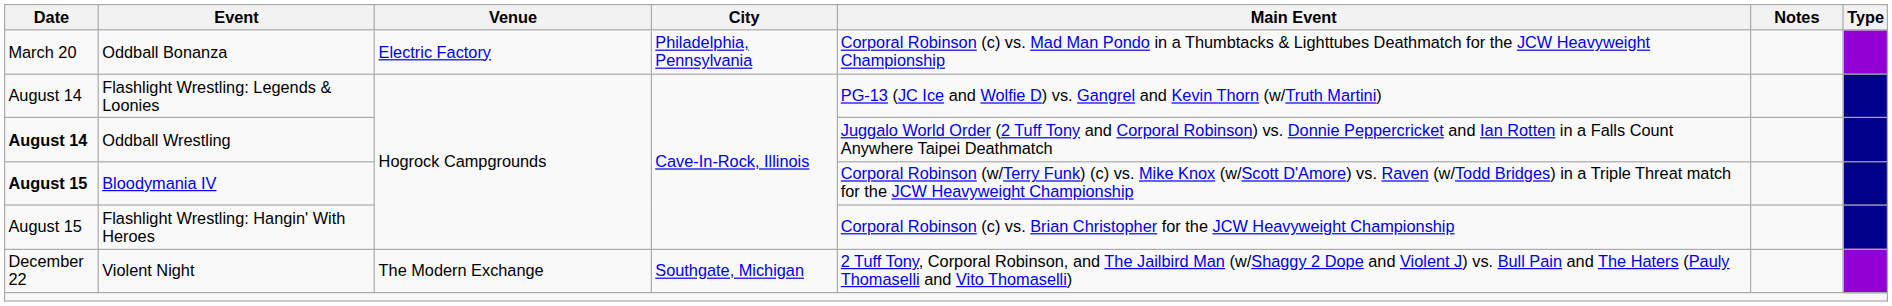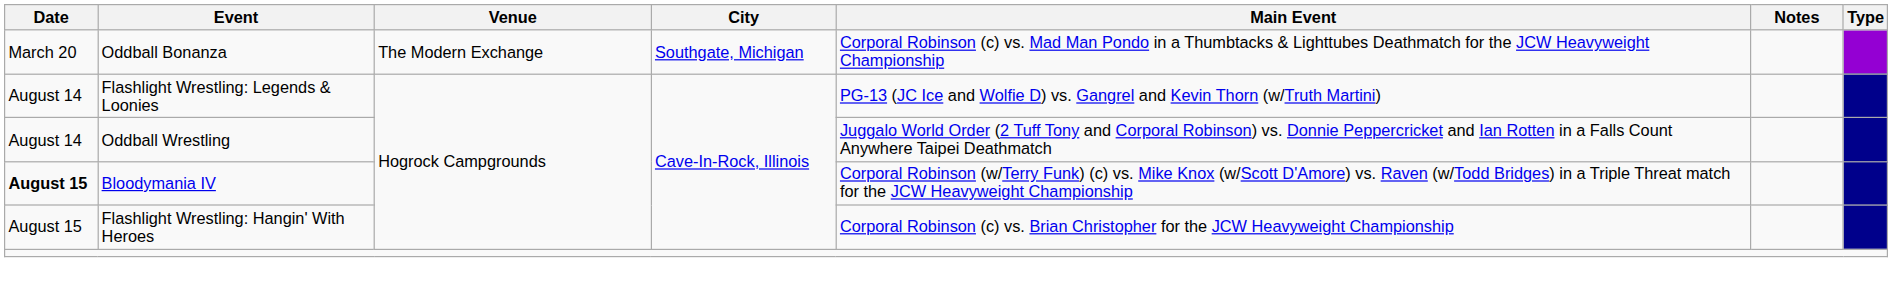(435, 52) Electric Factory -> (461, 52) The Modern Exchange
(704, 52) Philadelphia, Pennsylvania -> (729, 52) Southgate, Michigan
(48, 139) bold -> (45, 139) normal
- row: (148, 270)
